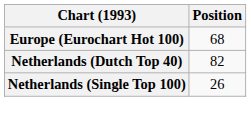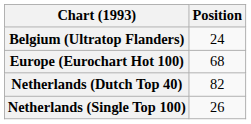+ row: (97, 38)
